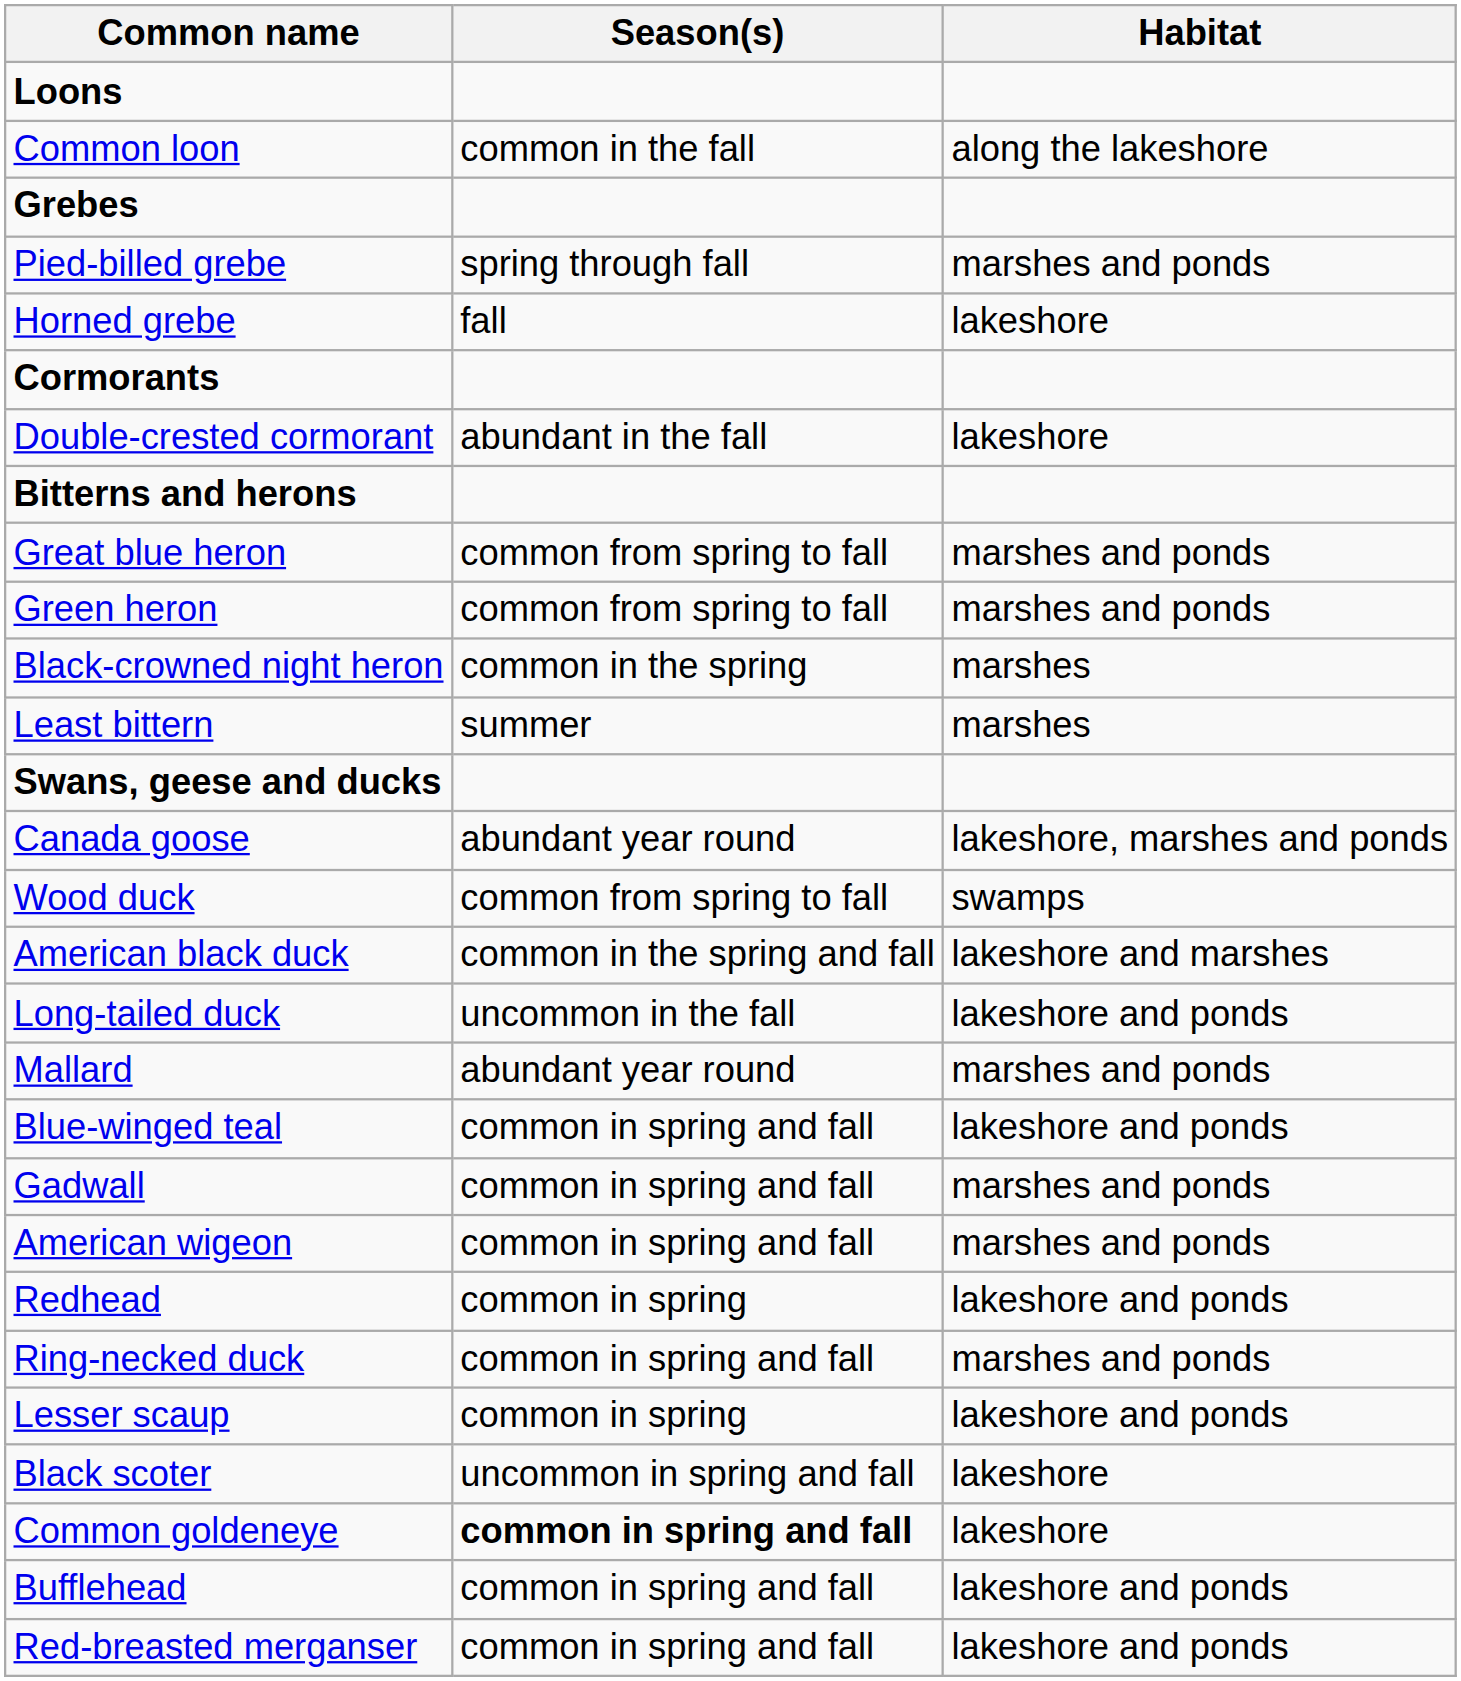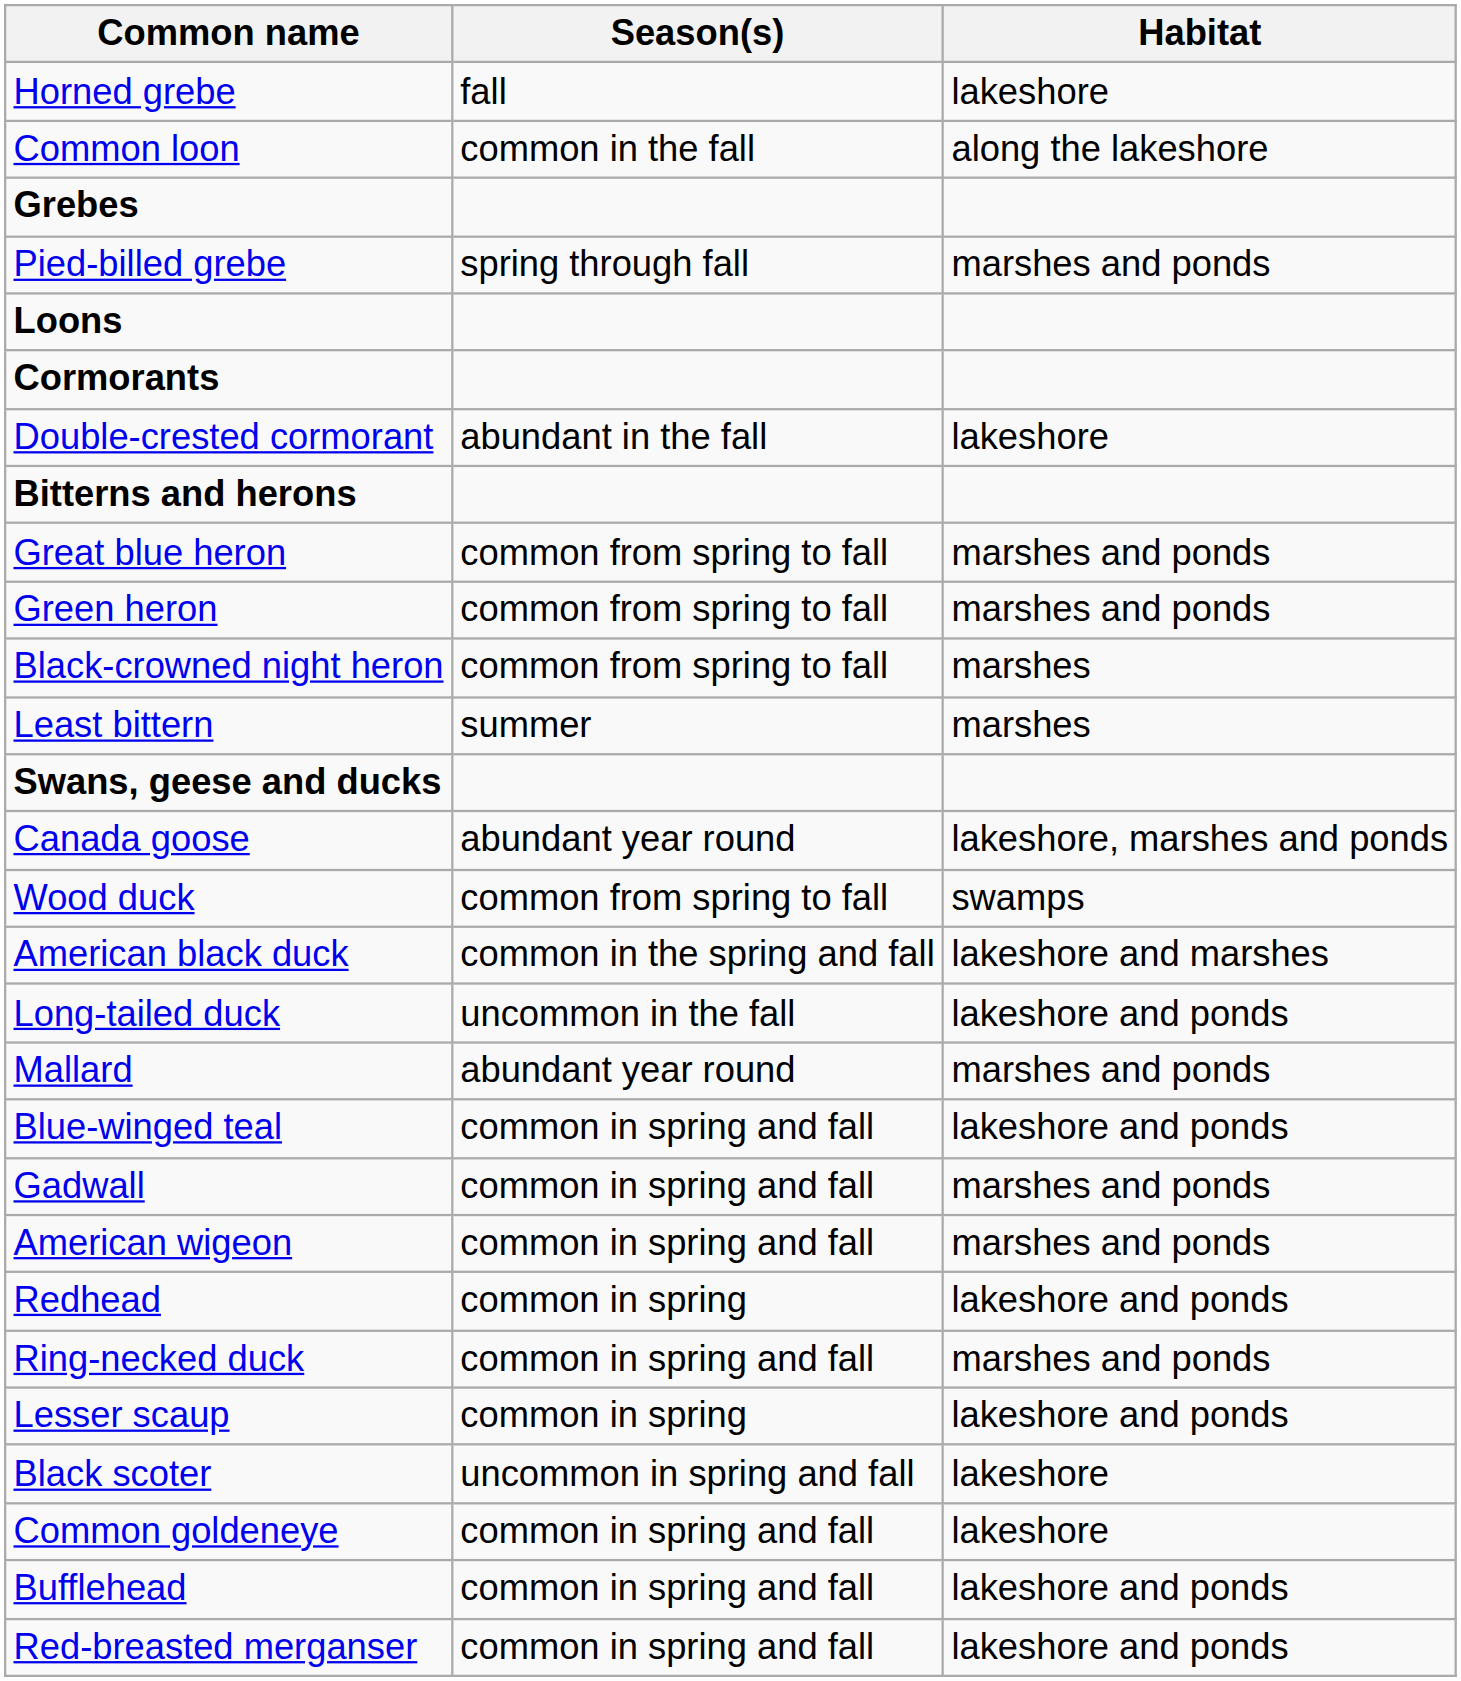rows swapped: (68, 90) <-> (125, 321)
(634, 666) common in the spring -> (674, 666) common from spring to fall
(686, 1530) bold -> (667, 1530) normal
